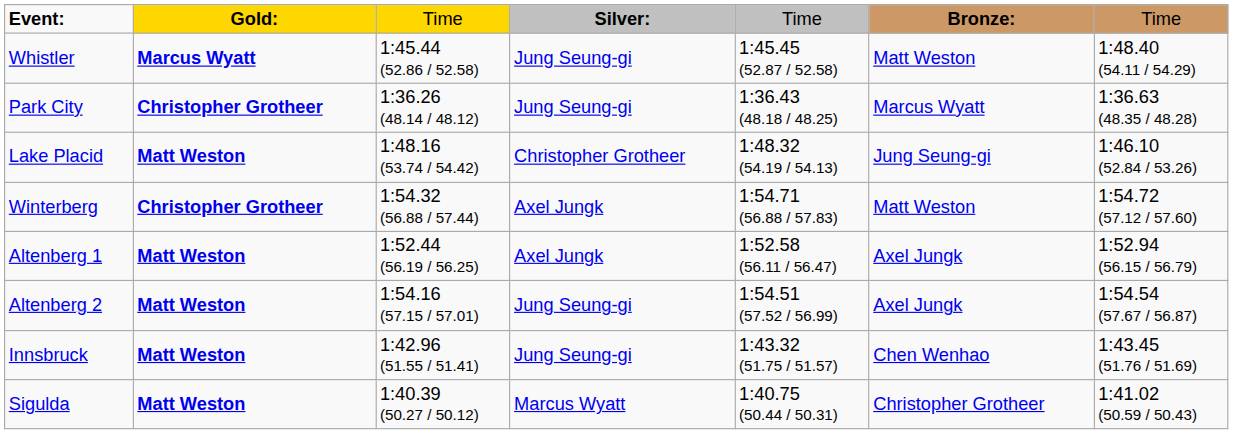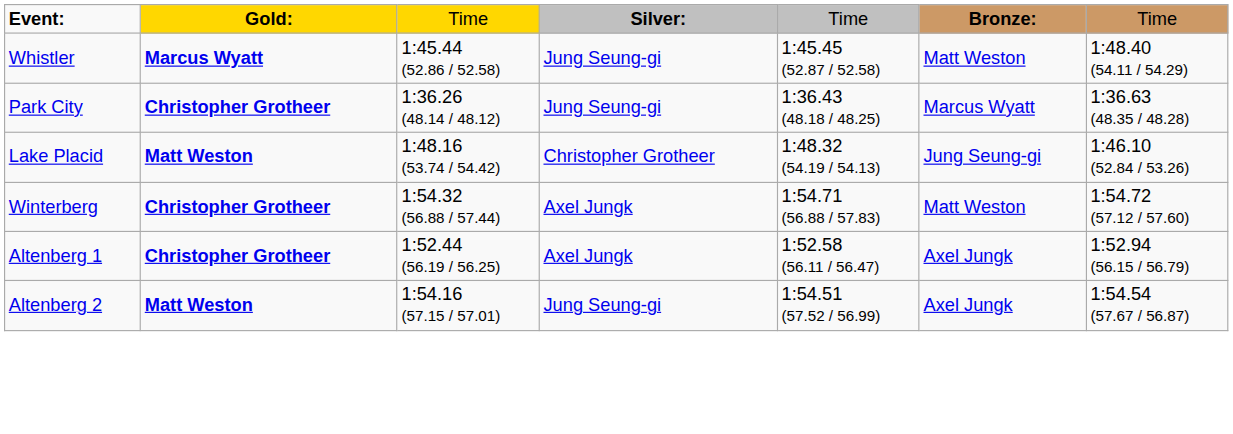(191, 255) Matt Weston -> (238, 255) Christopher Grotheer
- row: (48, 354)
- row: (39, 404)
